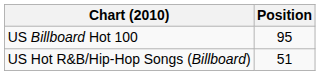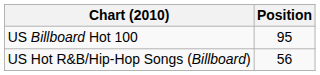(284, 59) 51 -> (284, 59) 56
